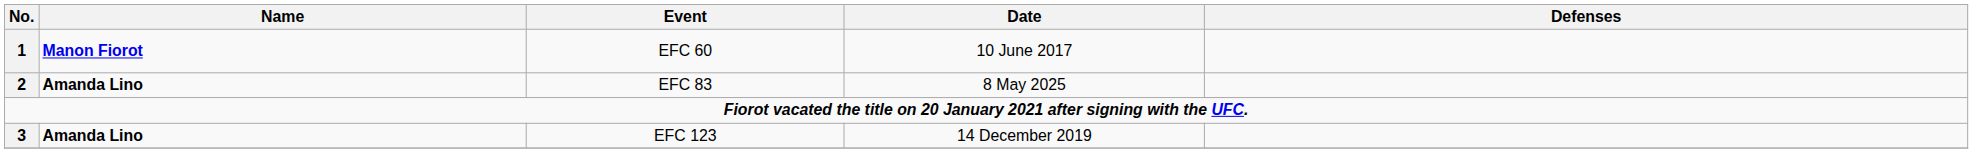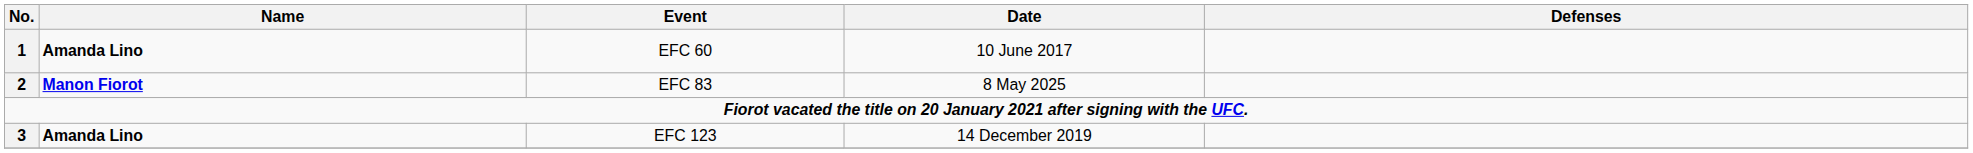(93, 51) Manon Fiorot -> (93, 51) Amanda Lino
(93, 85) Amanda Lino -> (93, 85) Manon Fiorot
